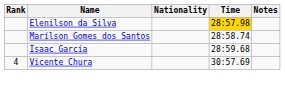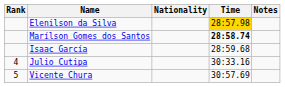(230, 37) normal -> (230, 37) bold
+ row: (58, 63)
(16, 63) 4 -> (16, 76) 5
